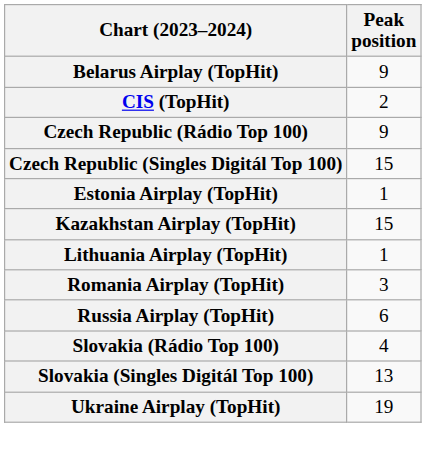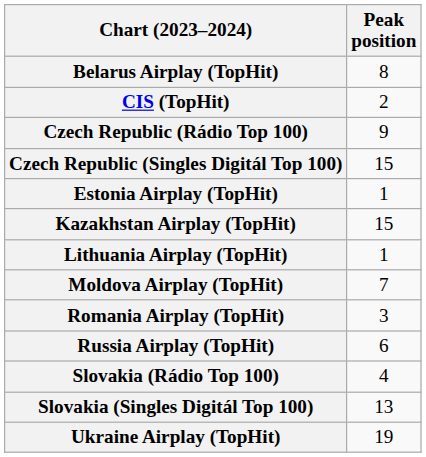(384, 71) 9 -> (384, 71) 8
+ row: (176, 284)
